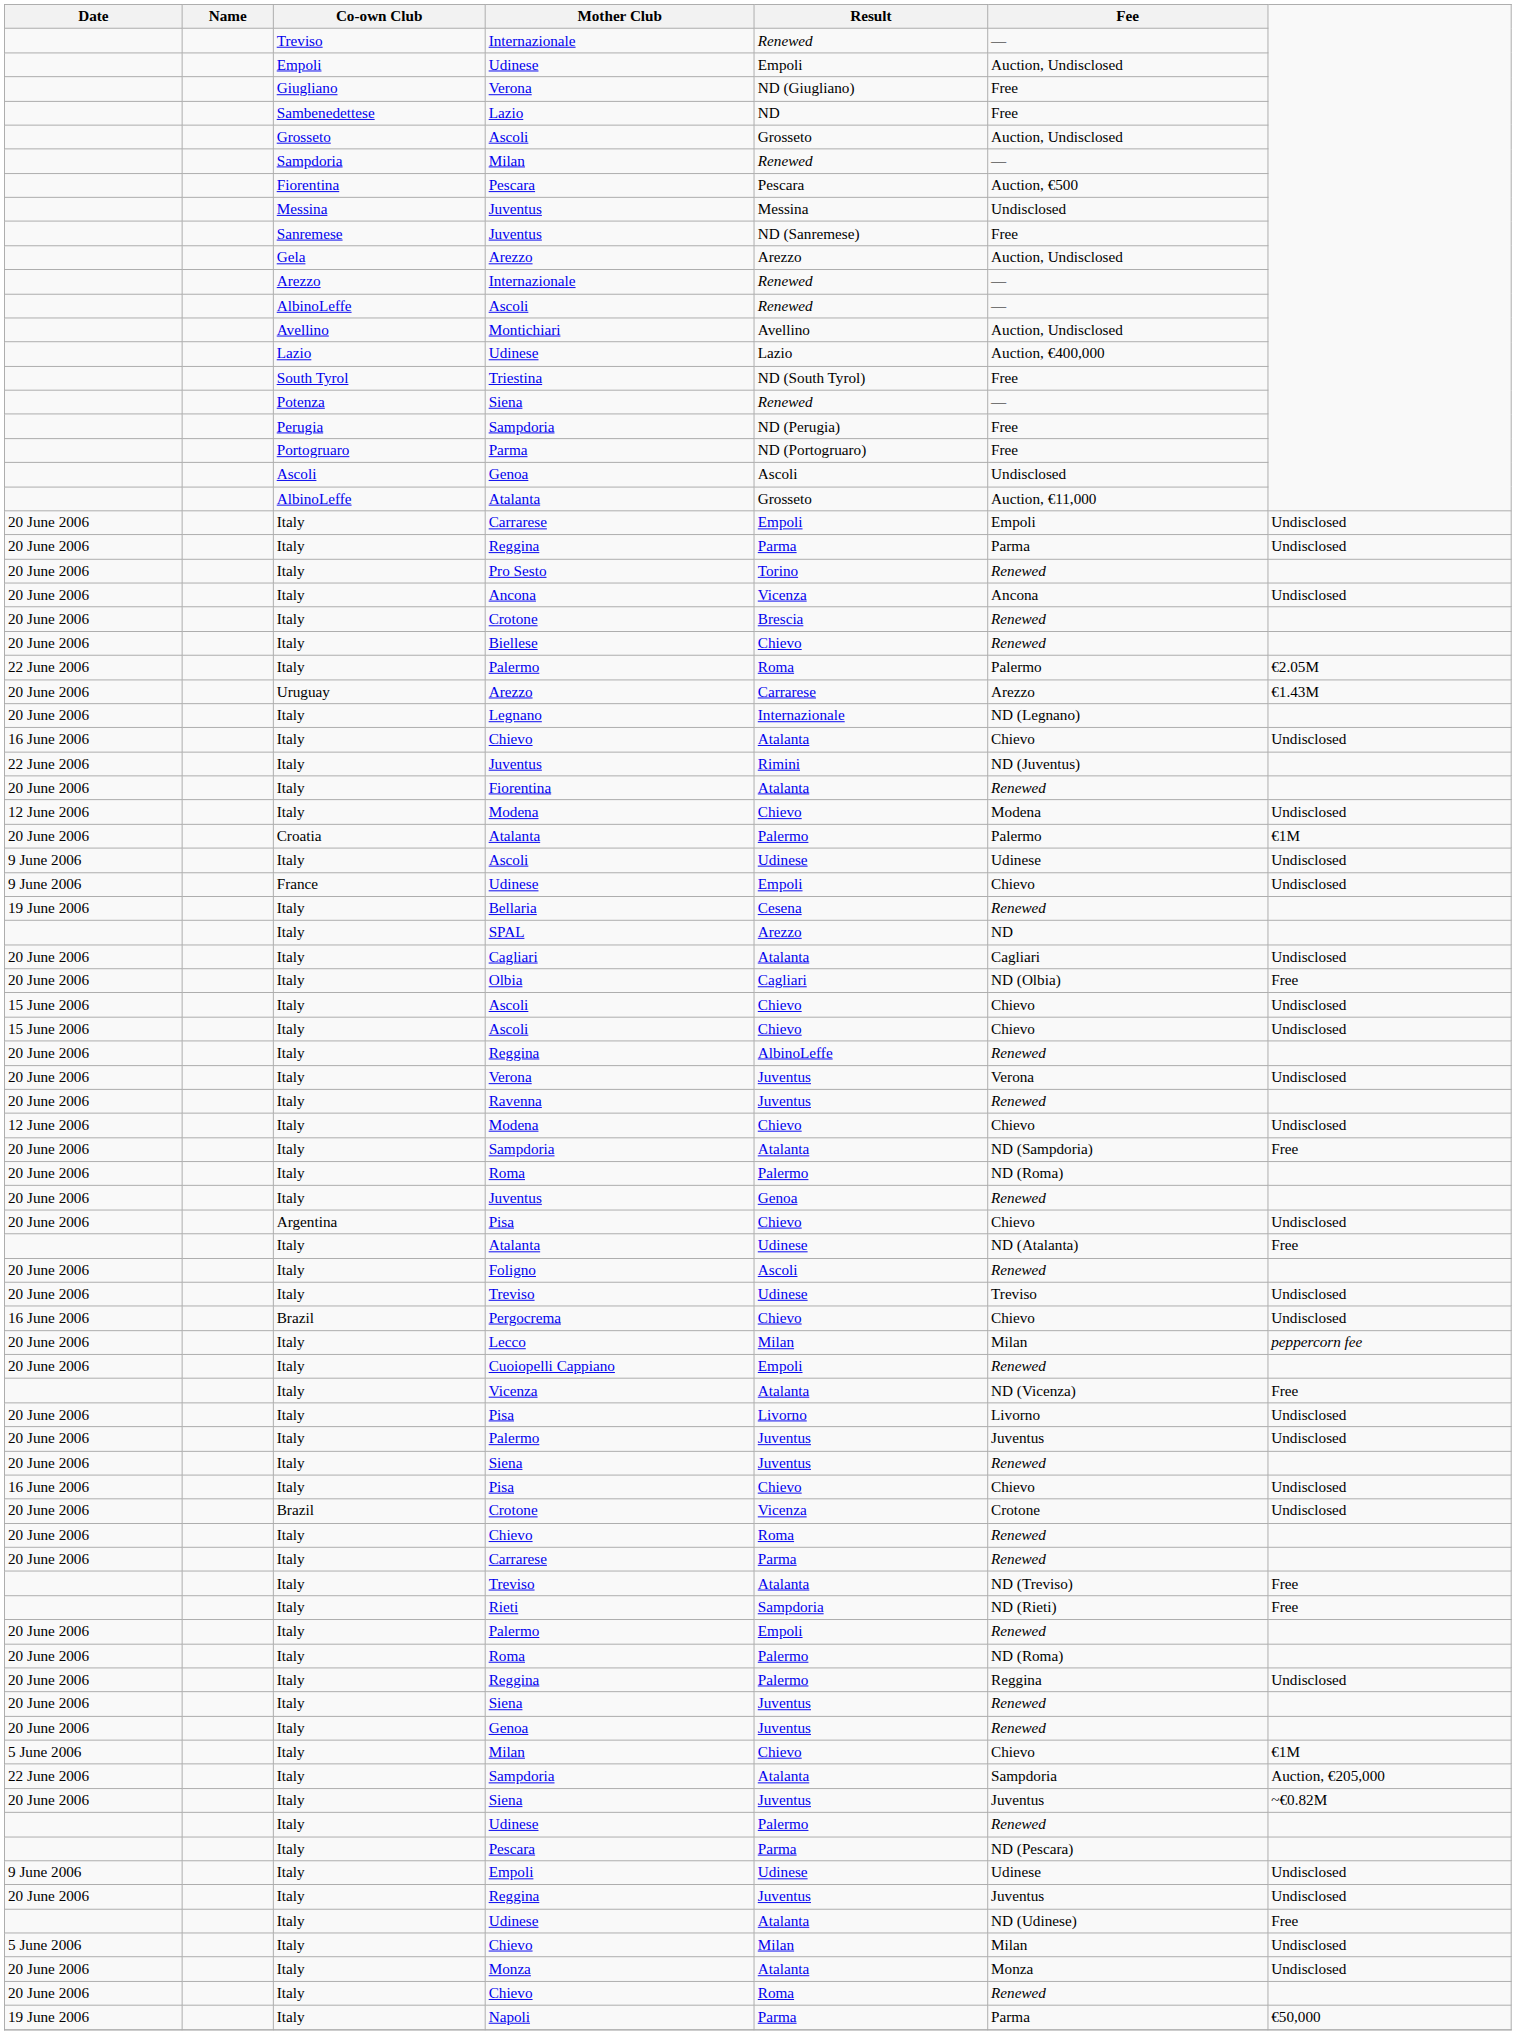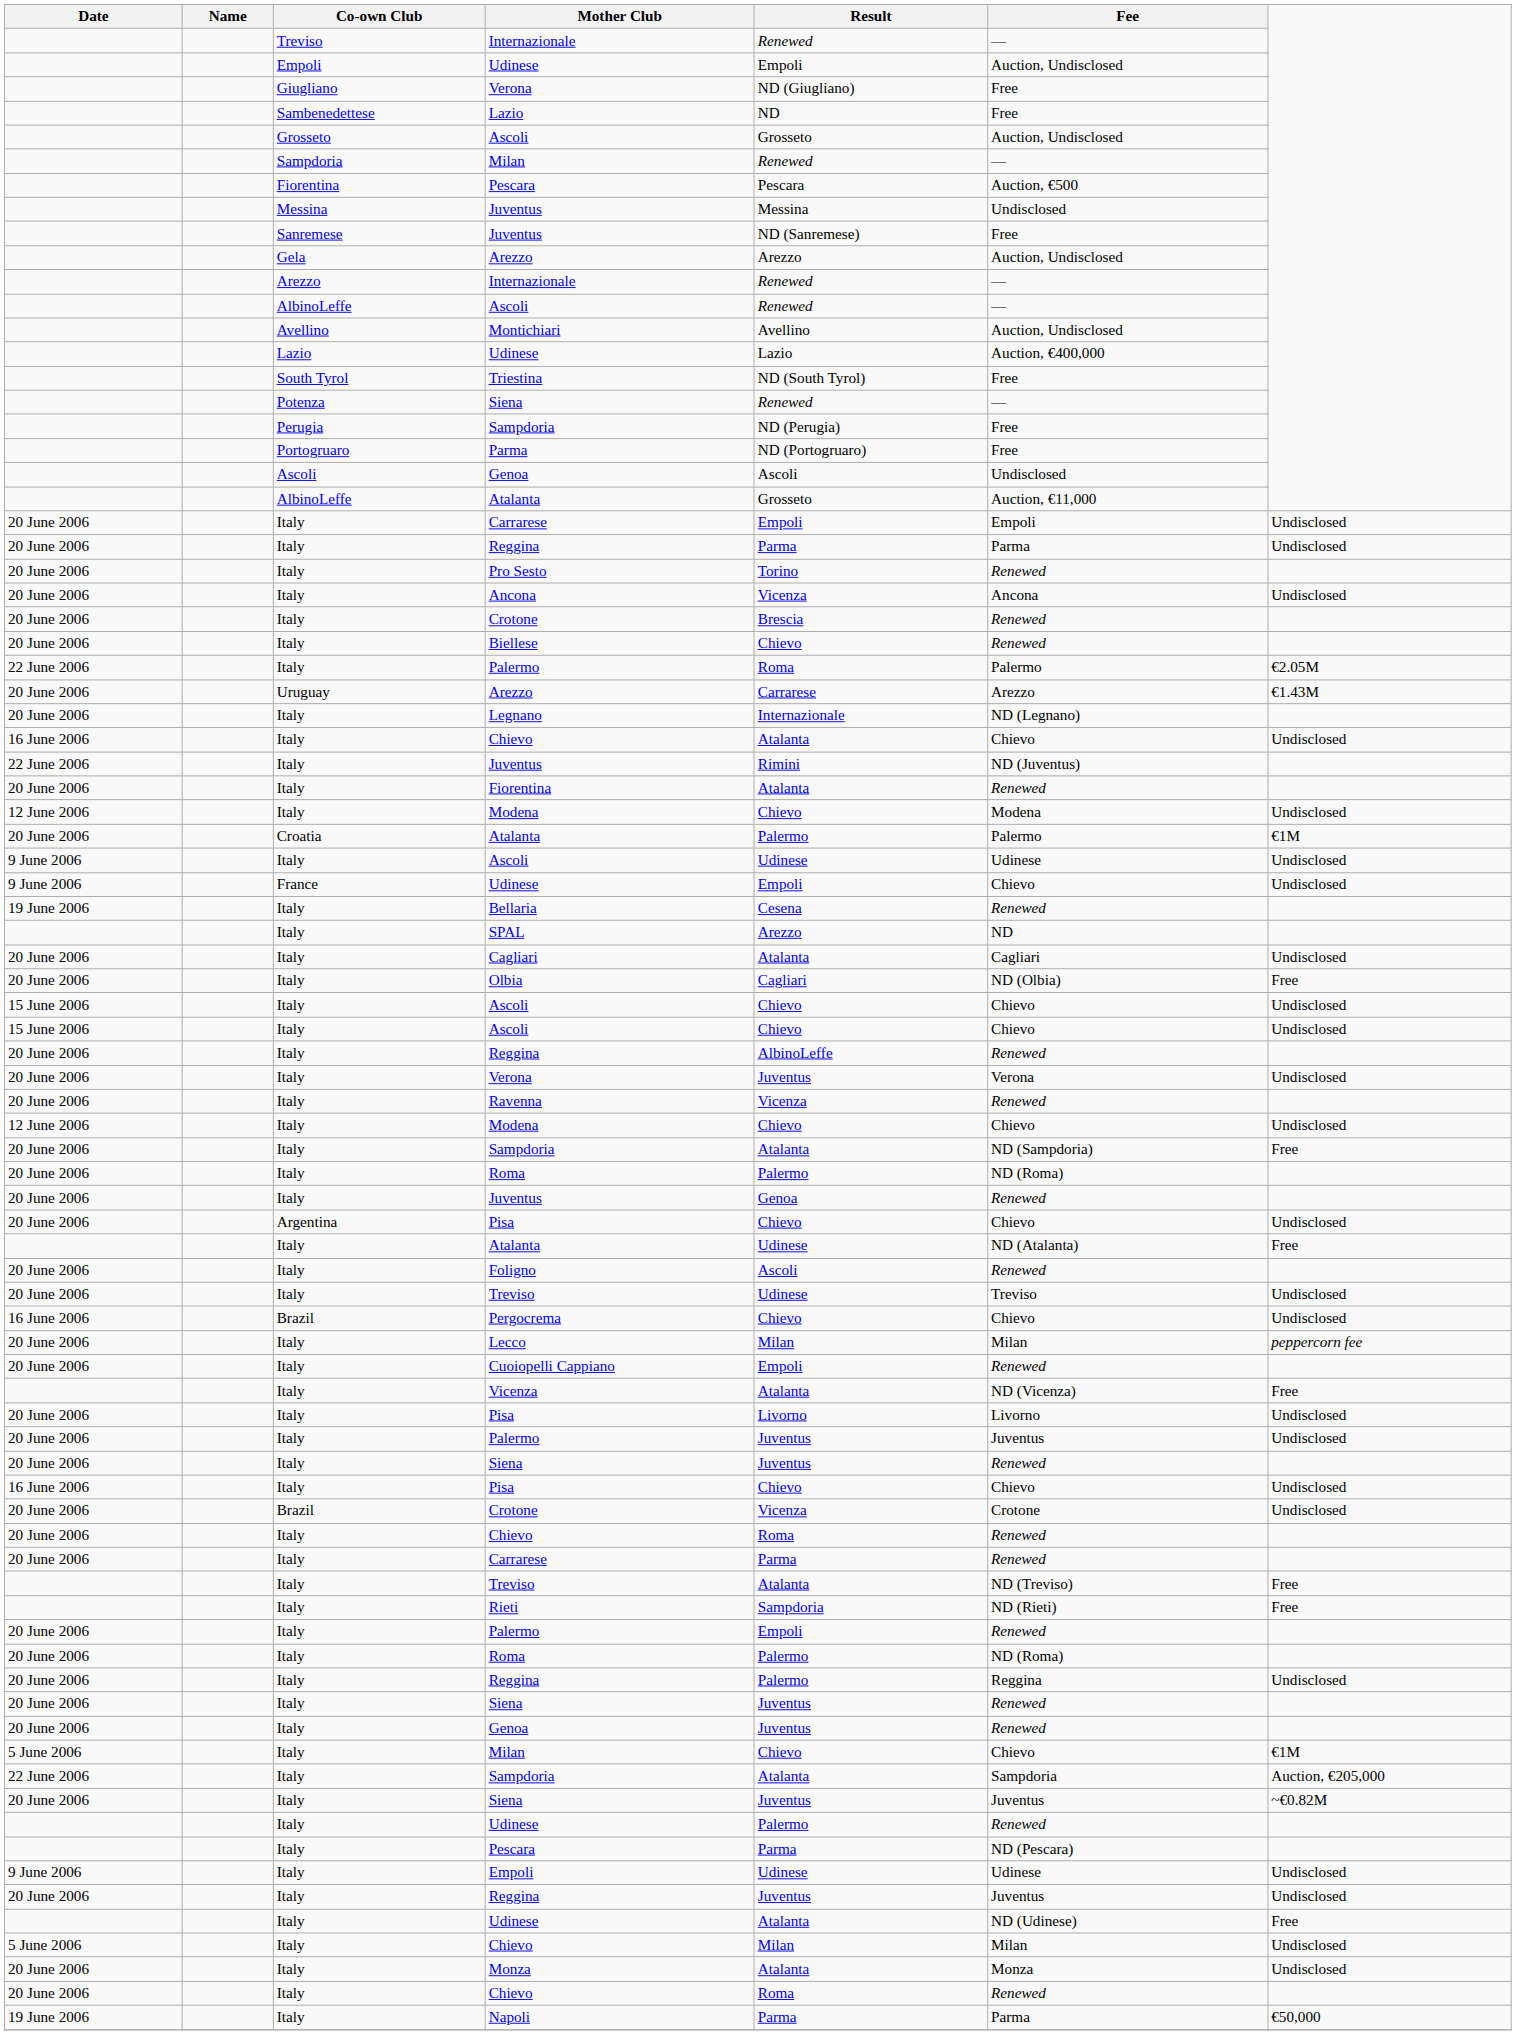(784, 1101) Juventus -> (782, 1101) Vicenza
